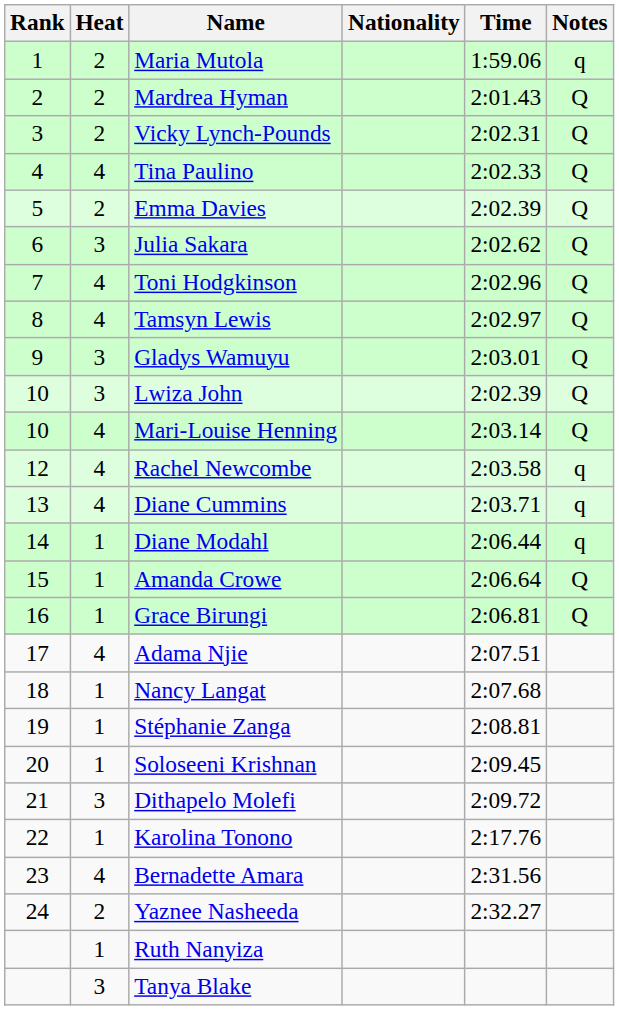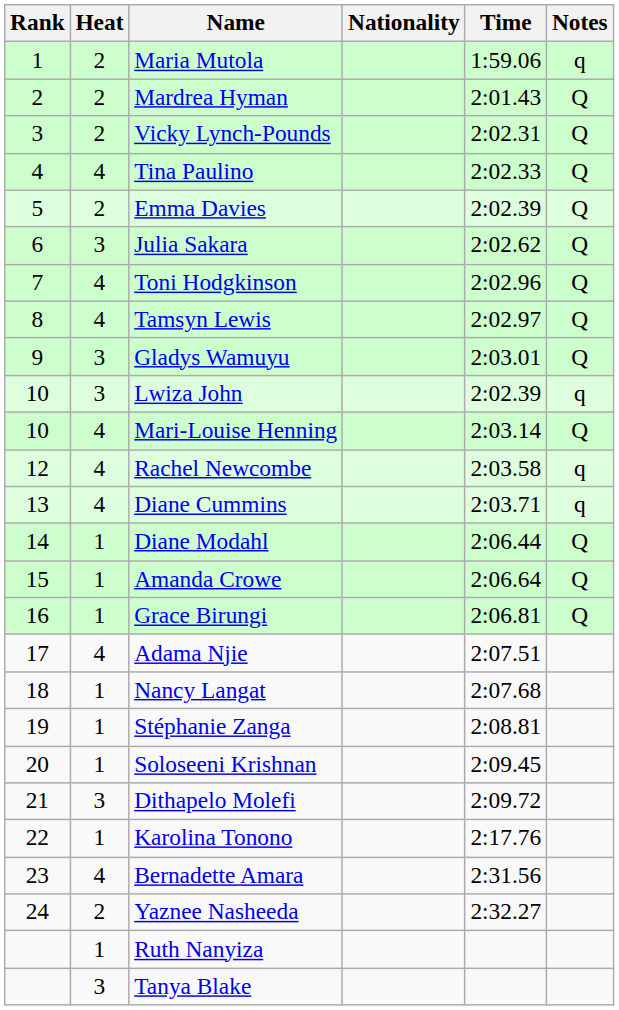(580, 393) Q -> (580, 393) q
(580, 541) q -> (580, 541) Q
